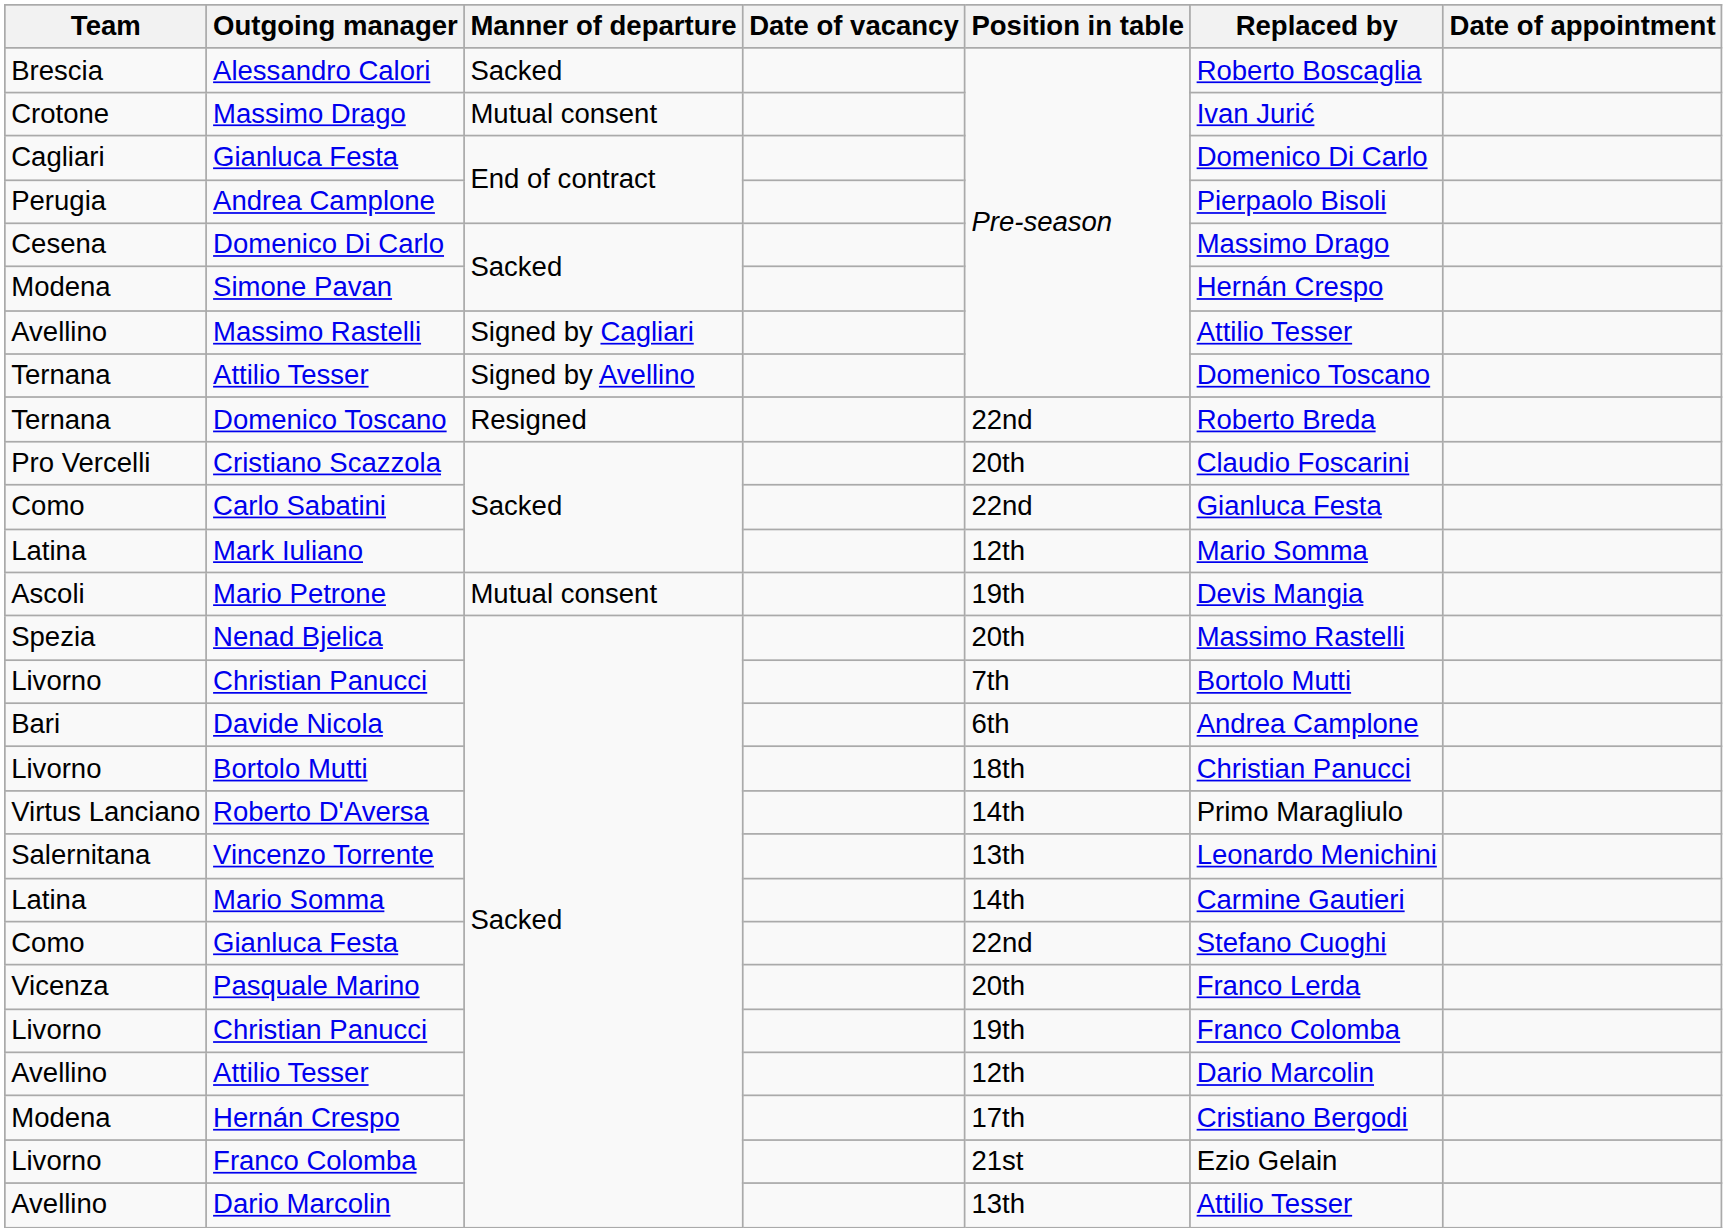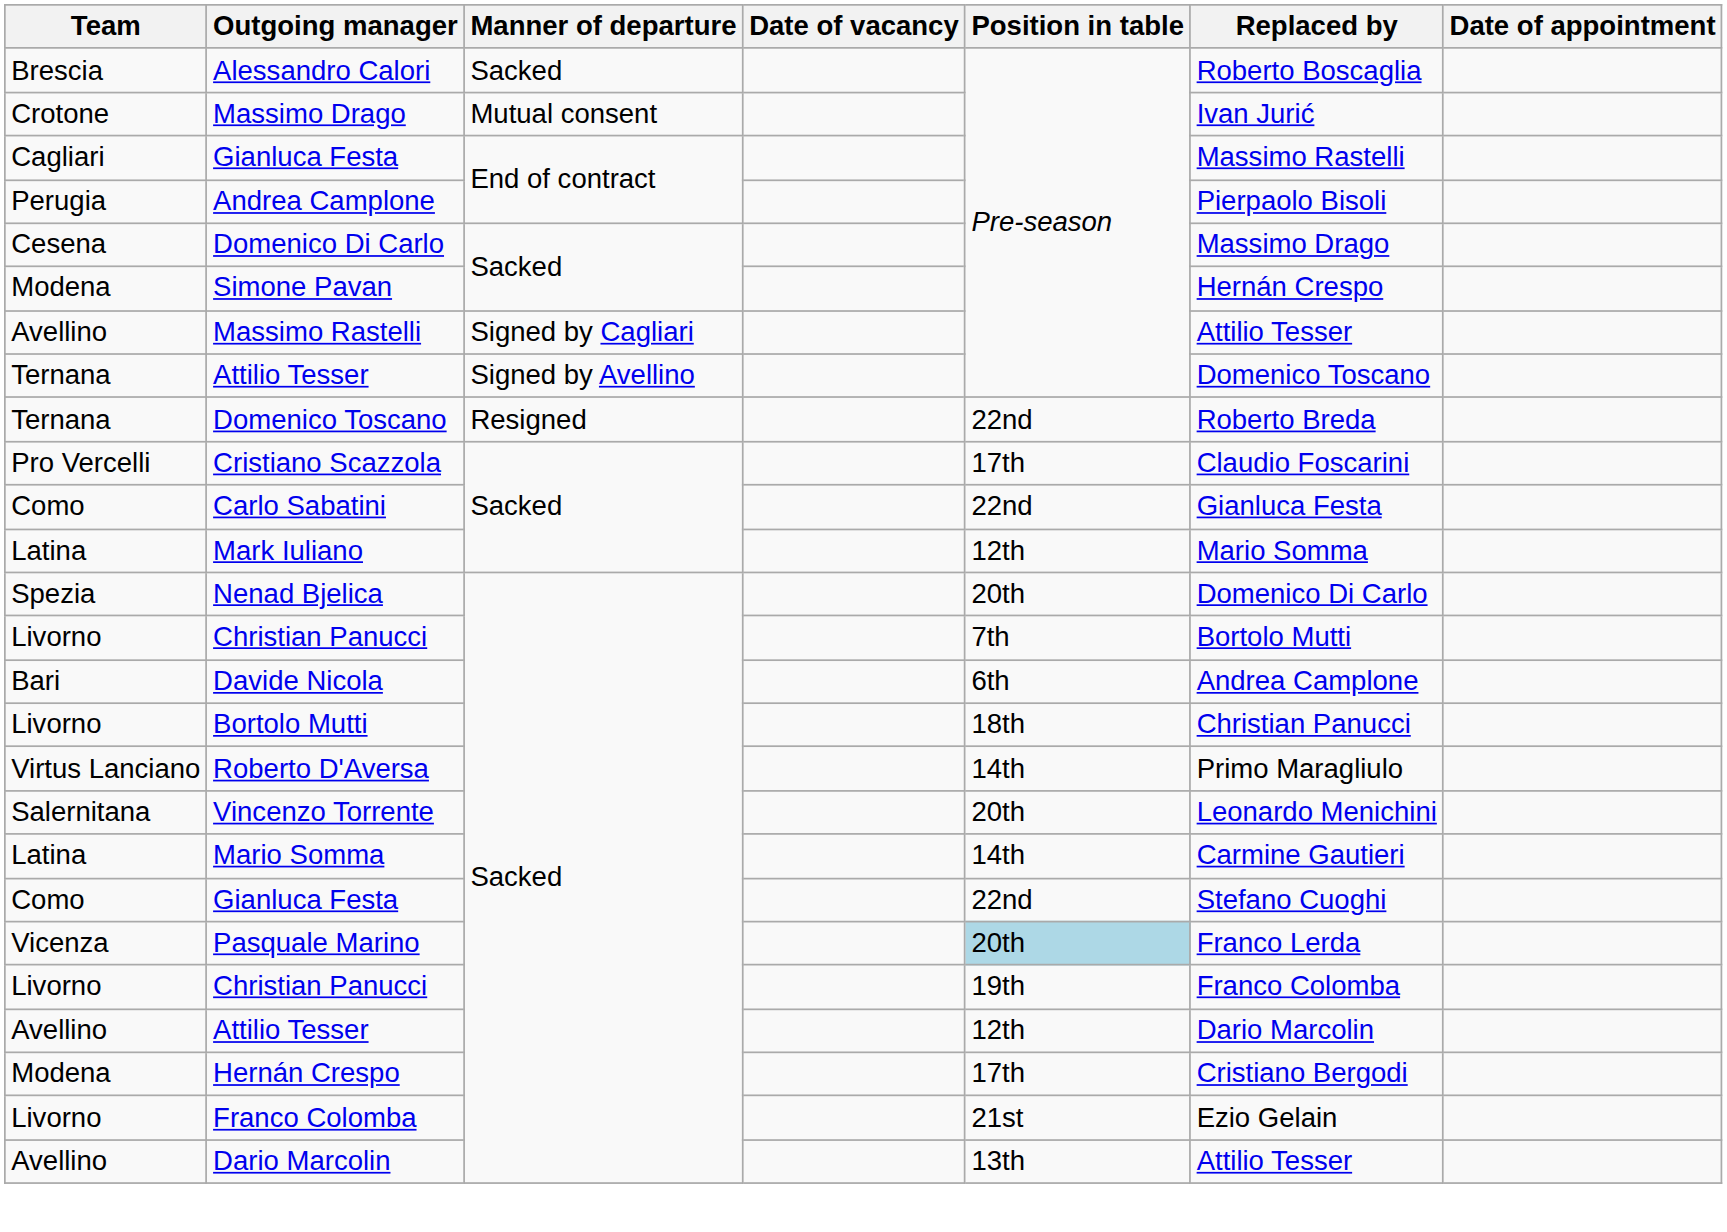(1312, 157) Domenico Di Carlo -> (1301, 157) Massimo Rastelli
(998, 462) 20th -> (998, 462) 17th
- row: (48, 593)
(1301, 637) Massimo Rastelli -> (1312, 593) Domenico Di Carlo
(998, 855) 13th -> (998, 811) 20th
(998, 986) no background -> (998, 942) lightblue background
